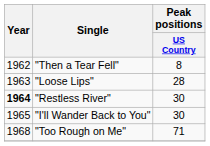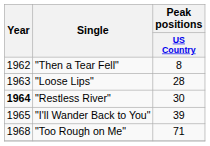(179, 115) 30 -> (179, 115) 39
